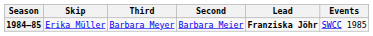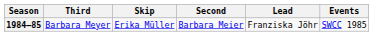columns swapped: (75, 11) <-> (142, 11)
(283, 25) bold -> (283, 25) normal
